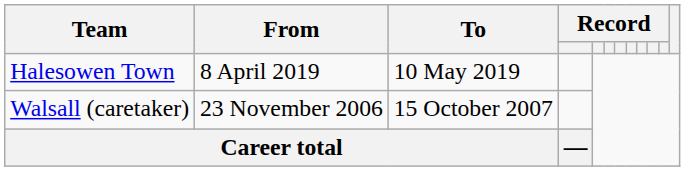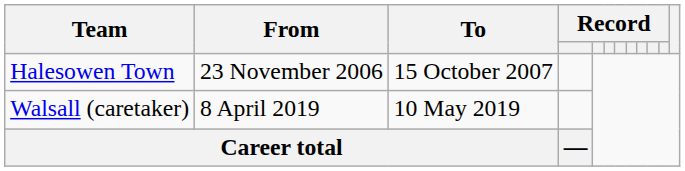(260, 71) 8 April 2019 -> (291, 71) 23 November 2006
(457, 71) 10 May 2019 -> (473, 71) 15 October 2007
(291, 109) 23 November 2006 -> (260, 109) 8 April 2019
(473, 109) 15 October 2007 -> (457, 109) 10 May 2019
